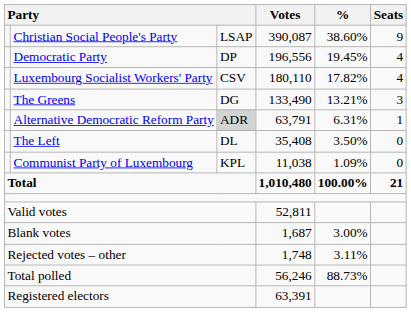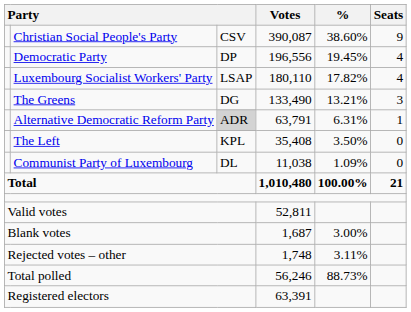(236, 36) LSAP -> (233, 36) CSV
(233, 78) CSV -> (236, 78) LSAP
(229, 141) DL -> (233, 141) KPL
(233, 162) KPL -> (229, 162) DL
